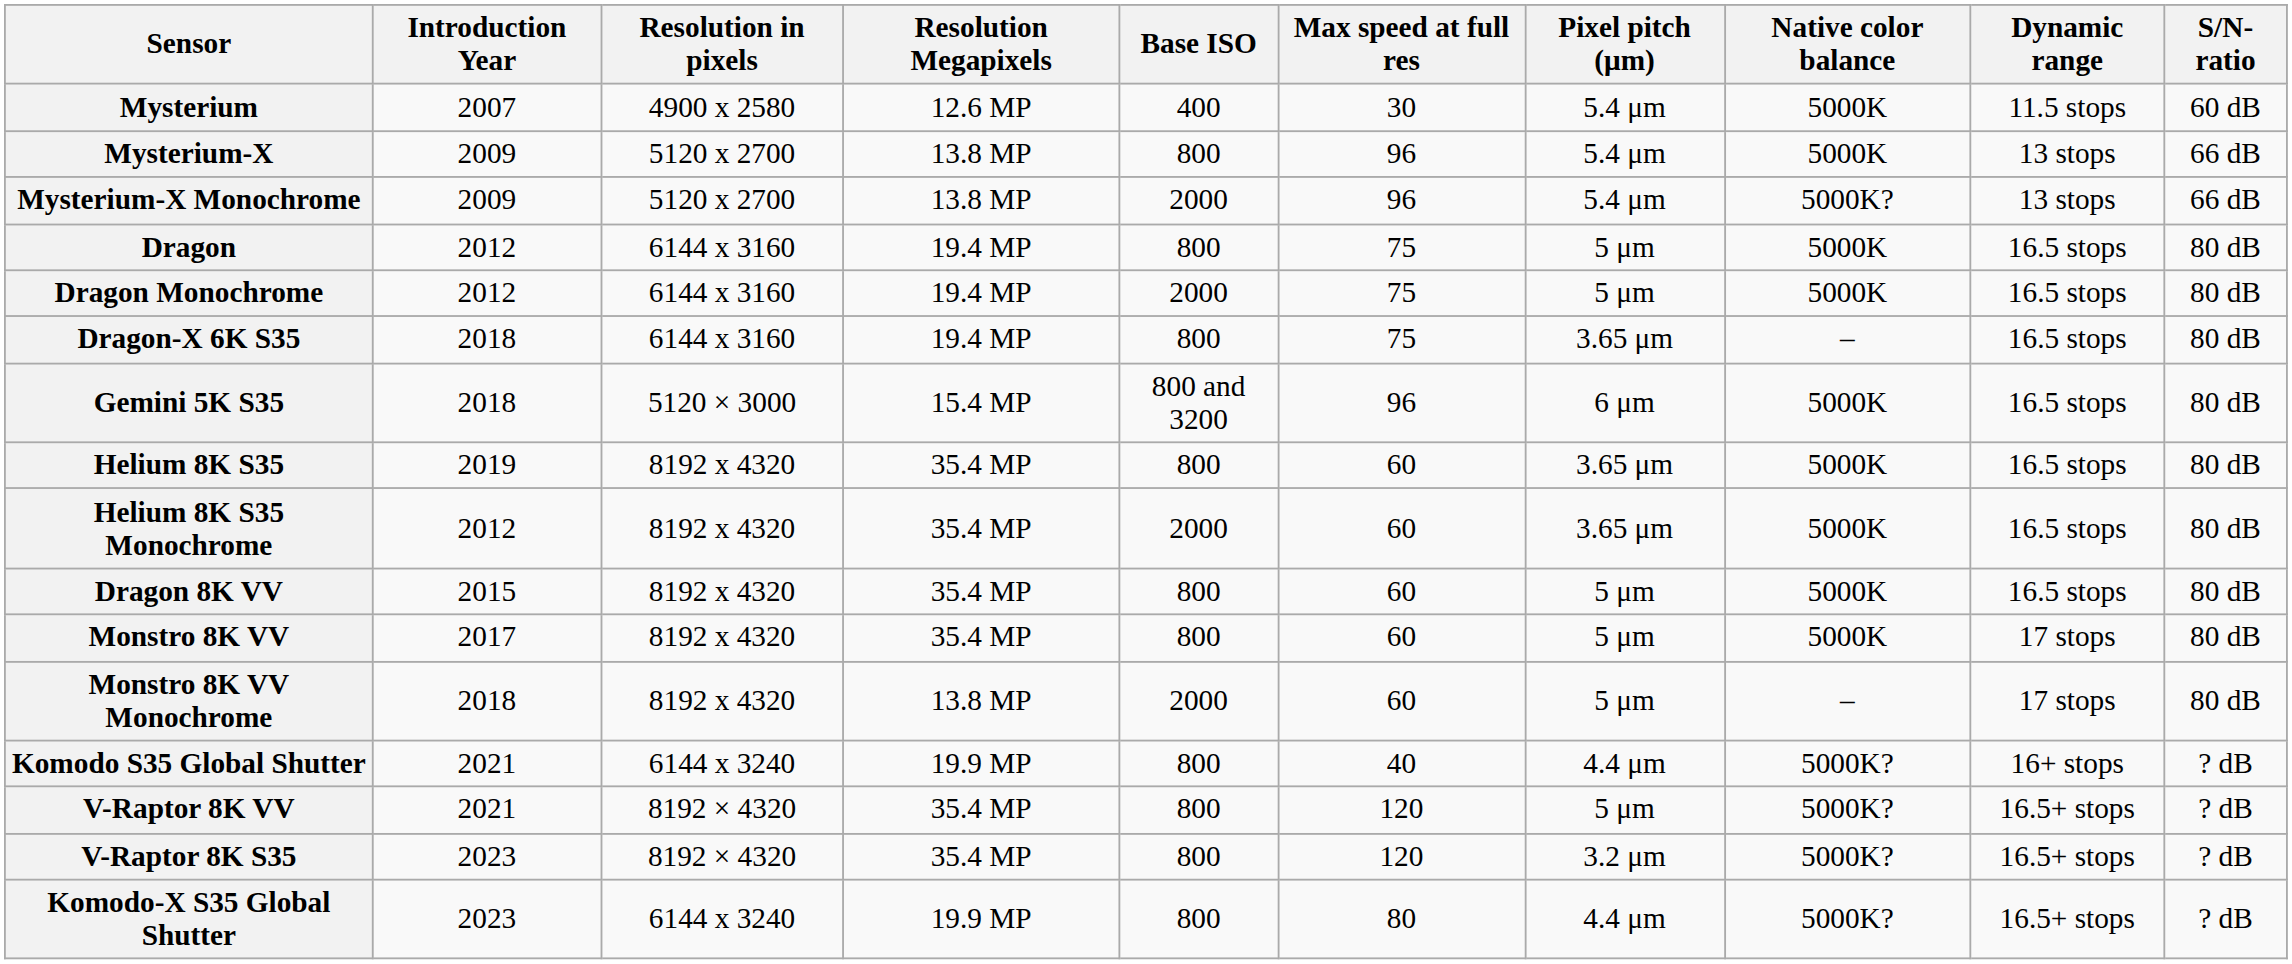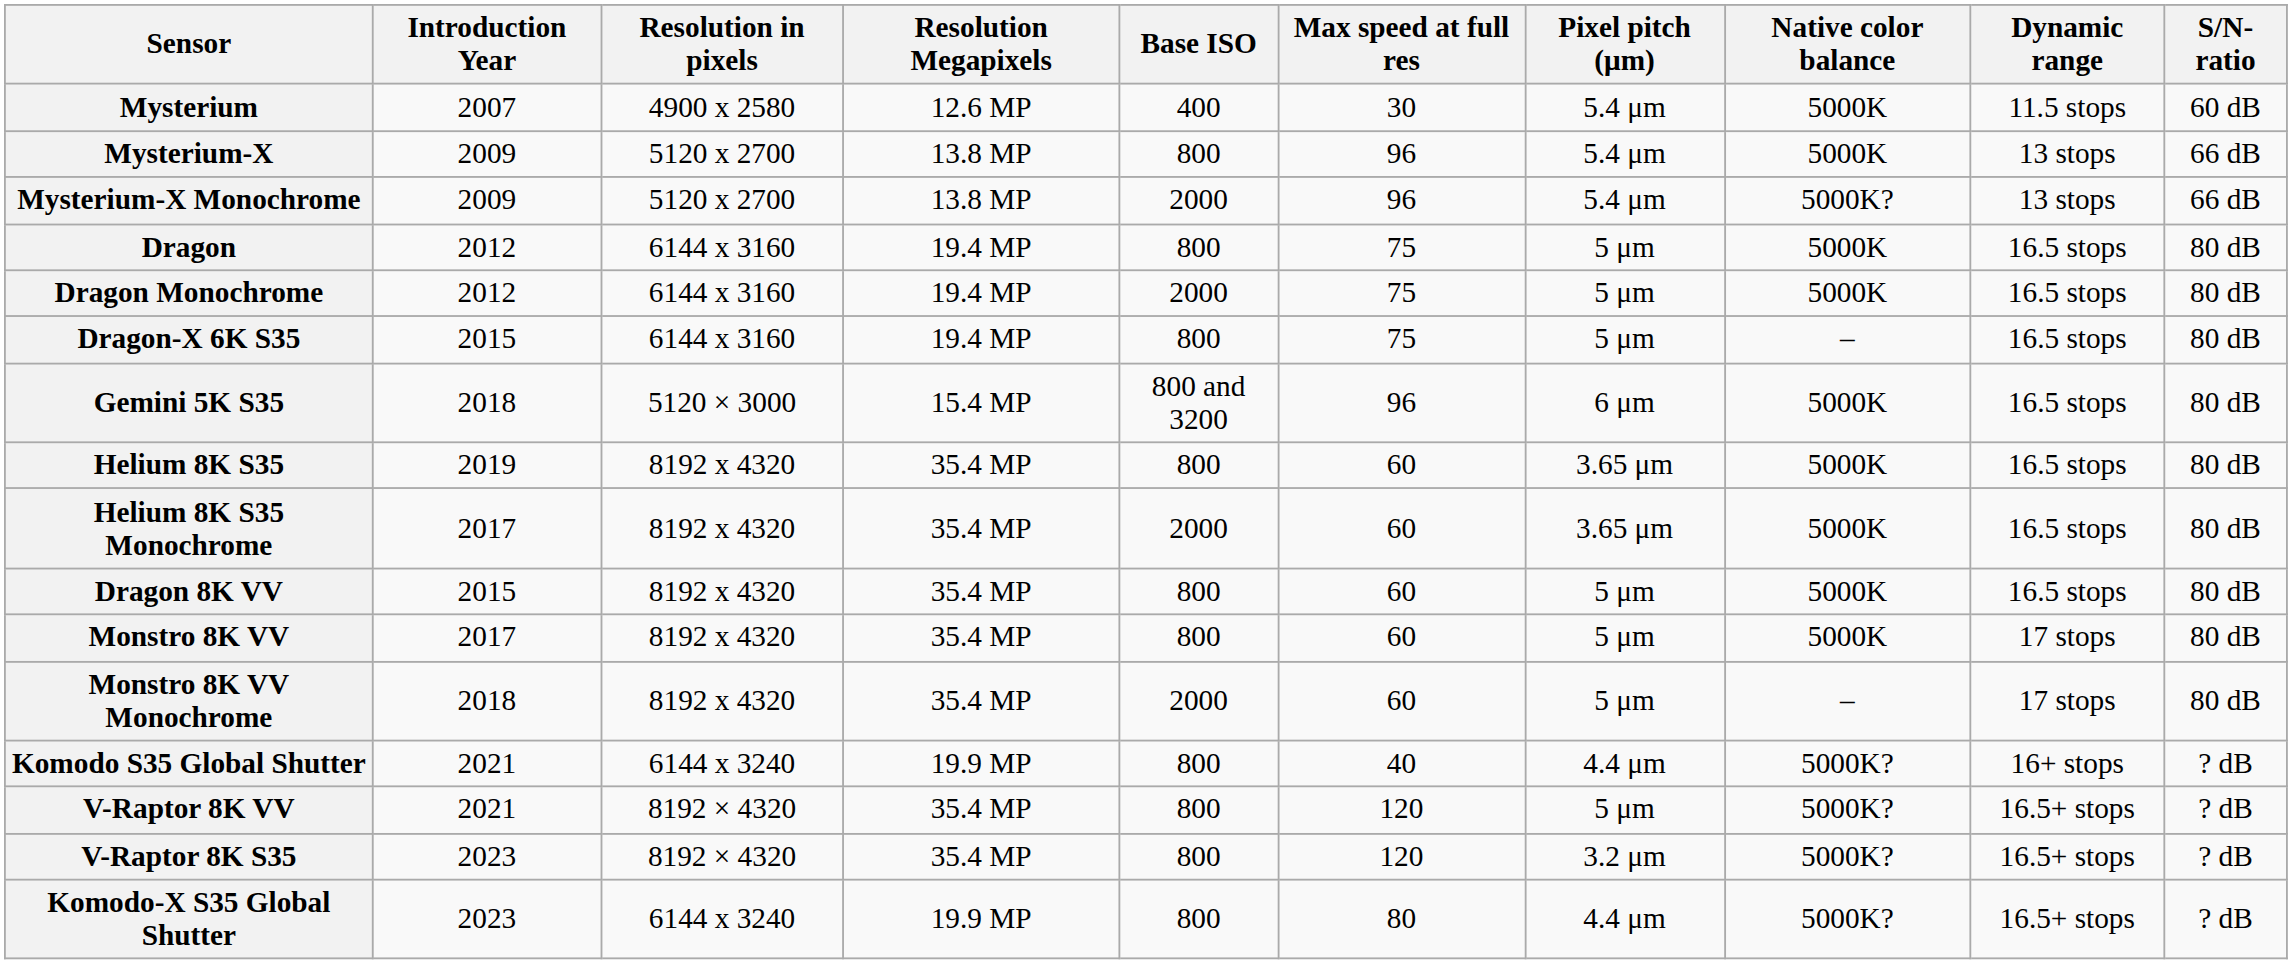(487, 339) 2018 -> (487, 339) 2015
(1625, 339) 3.65 μm -> (1625, 339) 5 μm
(487, 527) 2012 -> (487, 527) 2017
(981, 700) 13.8 MP -> (981, 700) 35.4 MP
